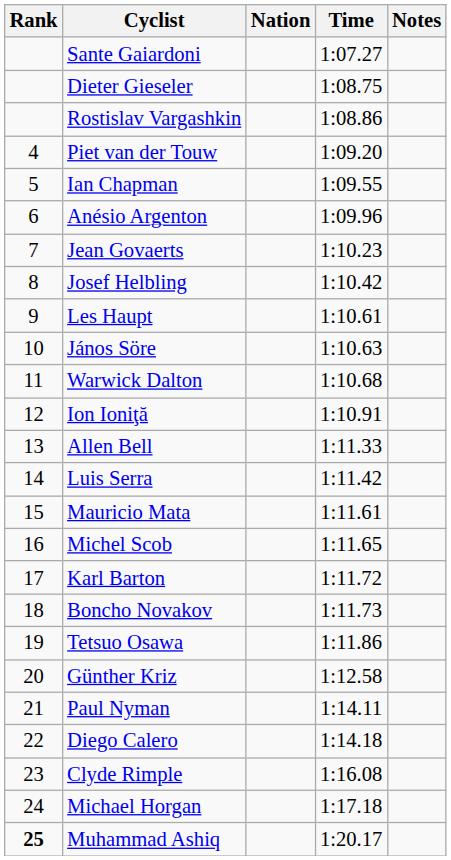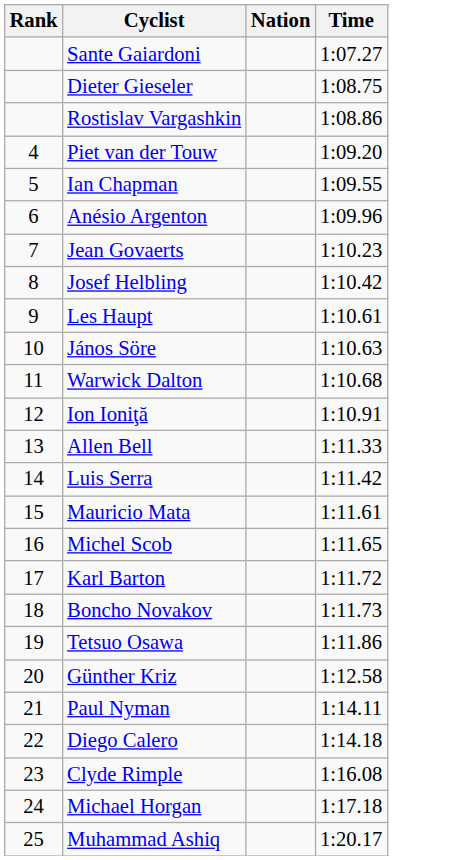- column: (417, 20)
(33, 839) bold -> (33, 839) normal
